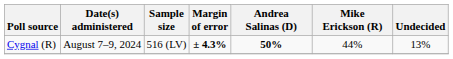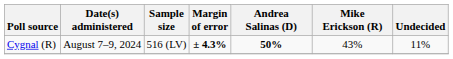(352, 44) 44% -> (352, 44) 43%
(420, 44) 13% -> (420, 44) 11%
